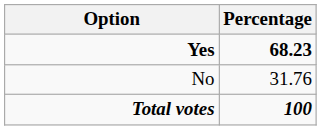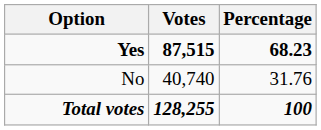+ column: (184, 19)
